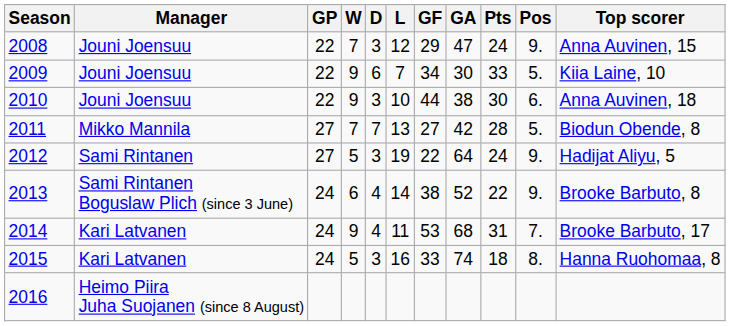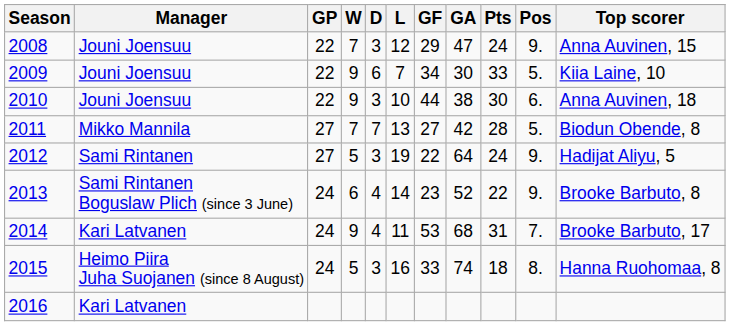(430, 194) 38 -> (430, 194) 23
(132, 259) Kari Latvanen -> (191, 269) Heimo Piira Juha Suojanen (since 8 August)
(191, 296) Heimo Piira Juha Suojanen (since 8 August) -> (132, 306) Kari Latvanen
